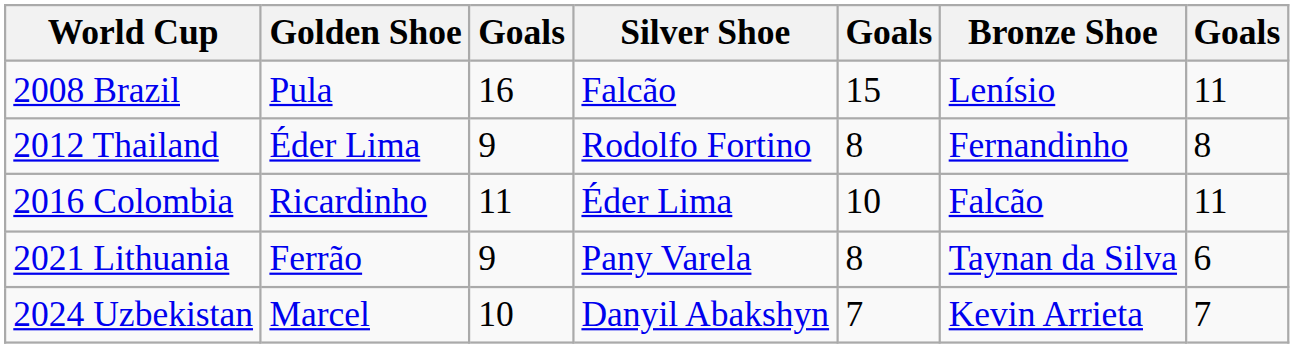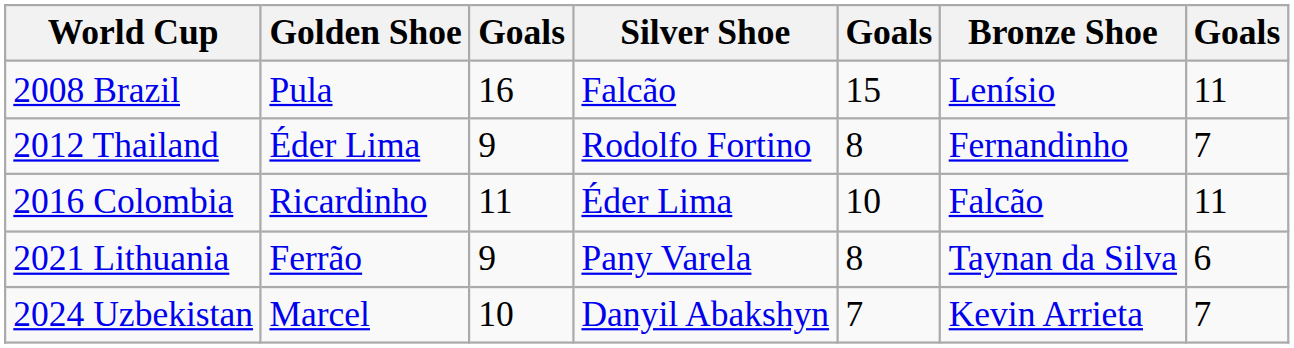(1202, 145) 8 -> (1202, 145) 7
